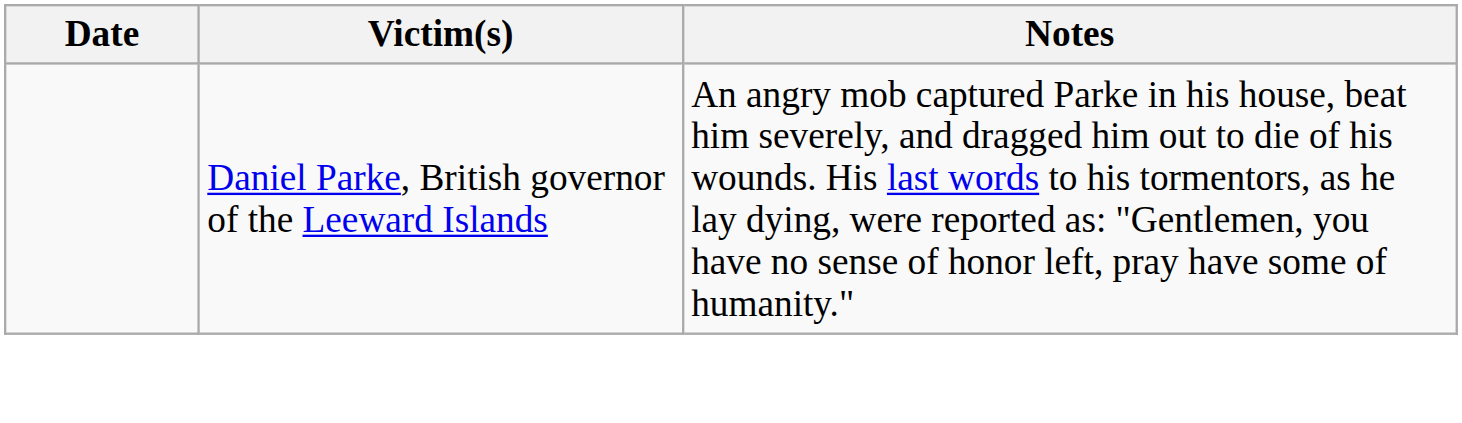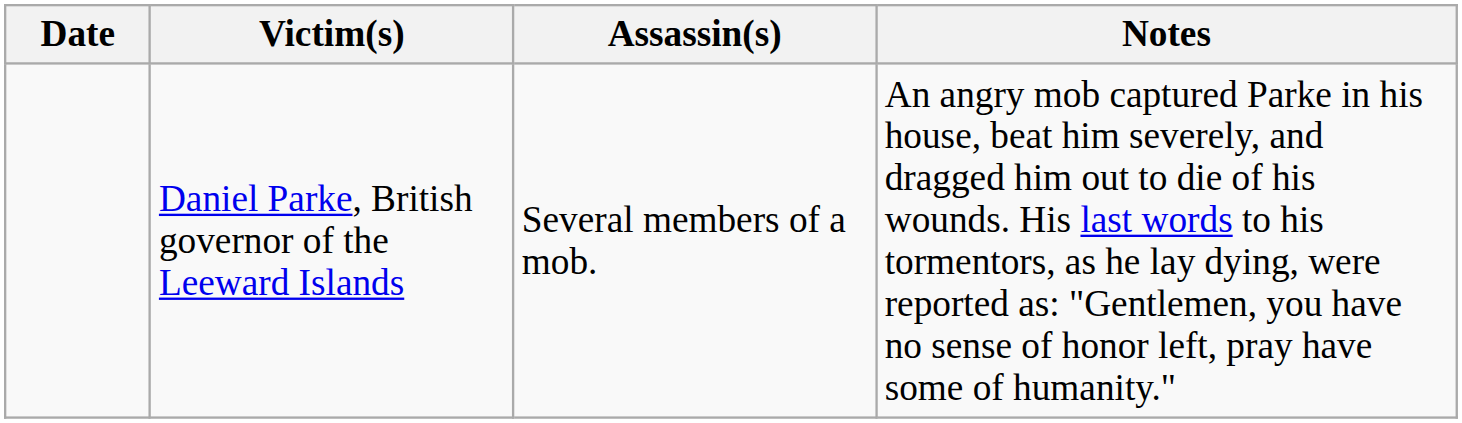+ column: (695, 34)
